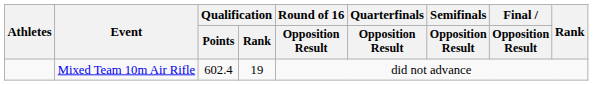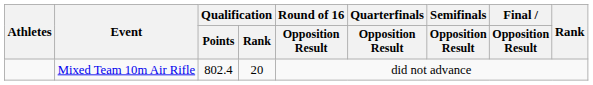(218, 70) 602.4 -> (218, 70) 802.4
(257, 70) 19 -> (257, 70) 20
